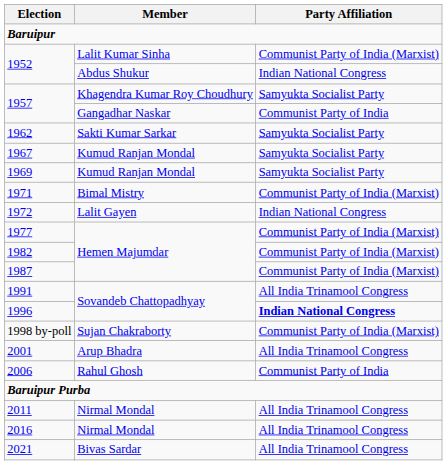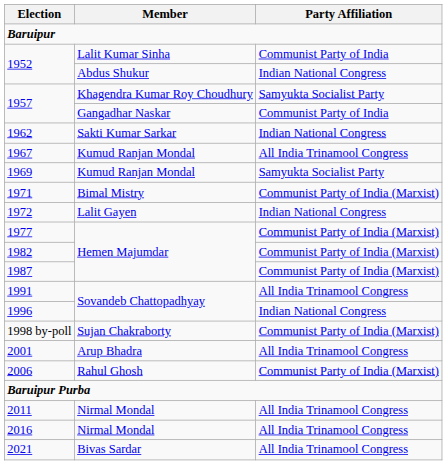(349, 53) Communist Party of India (Marxist) -> (324, 53) Communist Party of India
(321, 133) Samyukta Socialist Party -> (322, 133) Indian National Congress
(321, 152) Samyukta Socialist Party -> (333, 152) All India Trinamool Congress
(327, 311) bold -> (322, 311) normal
(324, 370) Communist Party of India -> (349, 370) Communist Party of India (Marxist)
